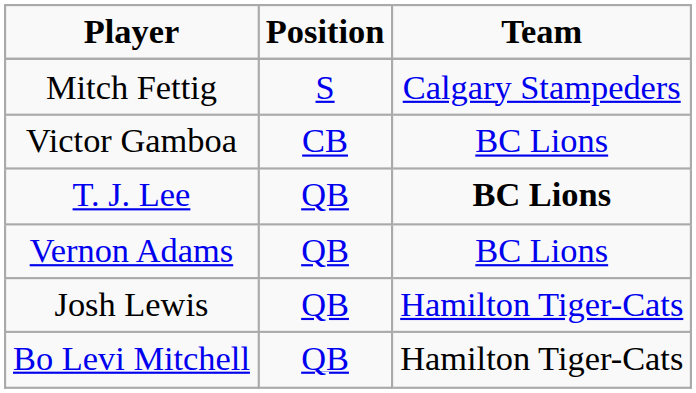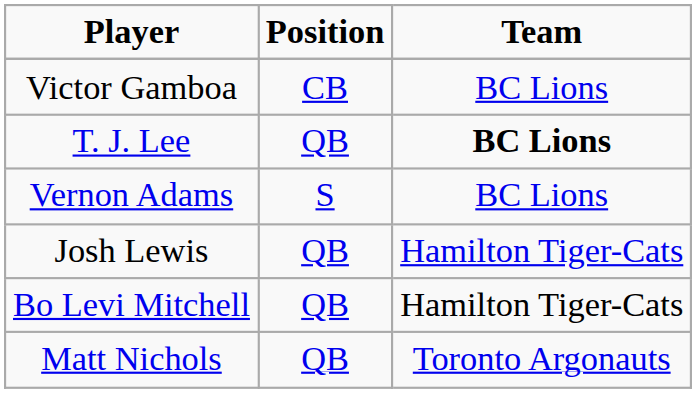- row: (131, 86)
(325, 250) QB -> (325, 195) S
+ row: (131, 359)
